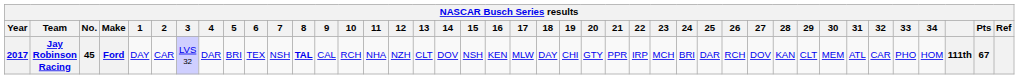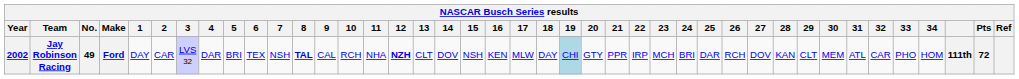(17, 55) 2017 -> (17, 55) 2002
(89, 55) 45 -> (89, 55) 49
(401, 55) normal -> (401, 55) bold
(570, 55) no background -> (570, 55) lightblue background
(984, 55) 67 -> (984, 55) 72
